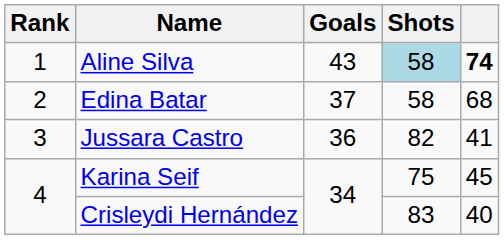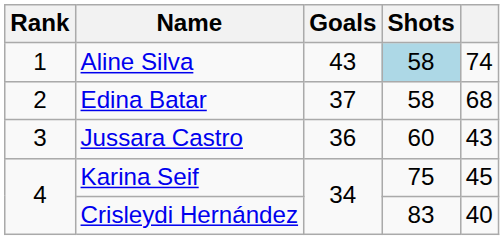(479, 61) bold -> (479, 61) normal
(421, 138) 82 -> (421, 138) 60
(479, 138) 41 -> (479, 138) 43
